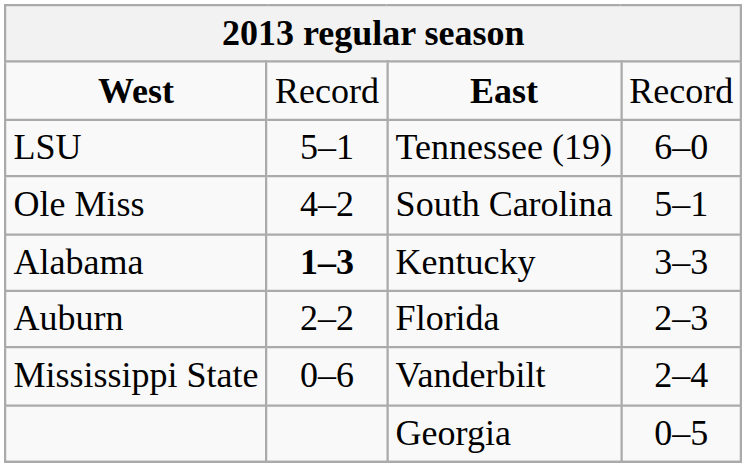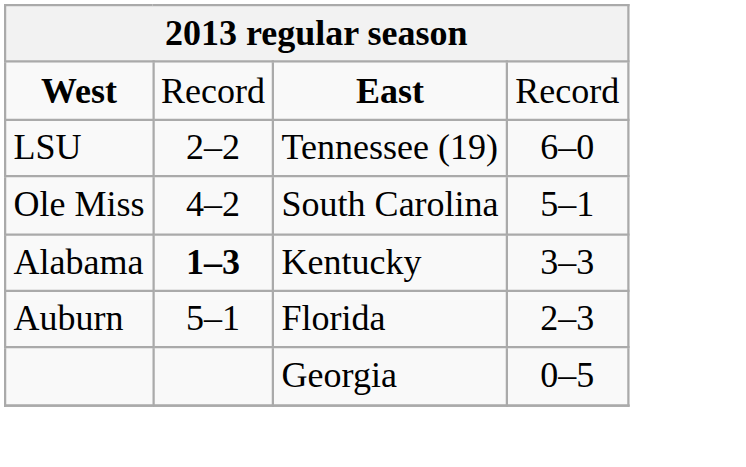(327, 147) 5–1 -> (213, 147) 2–2
(327, 318) 2–2 -> (213, 318) 5–1
- row: (136, 375)
